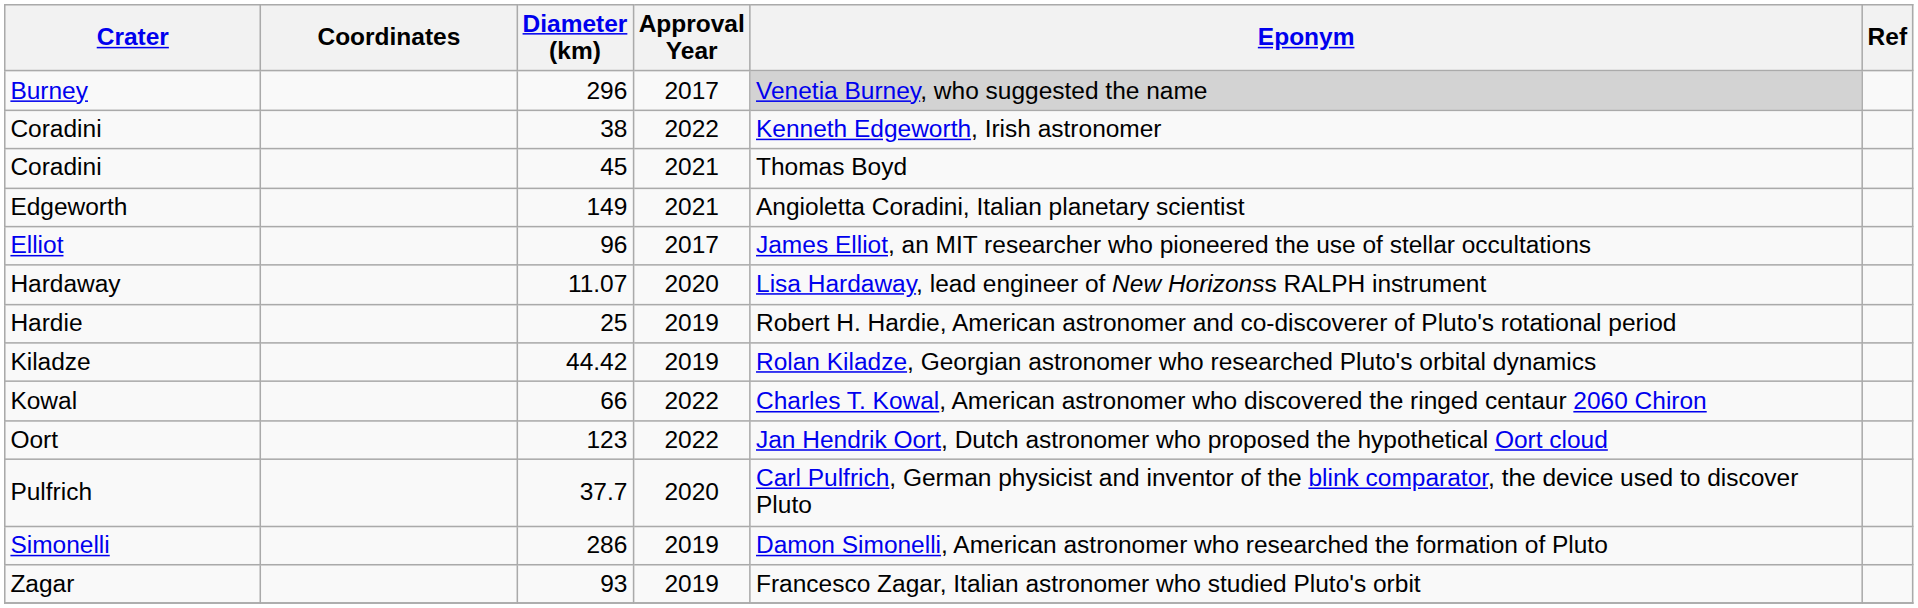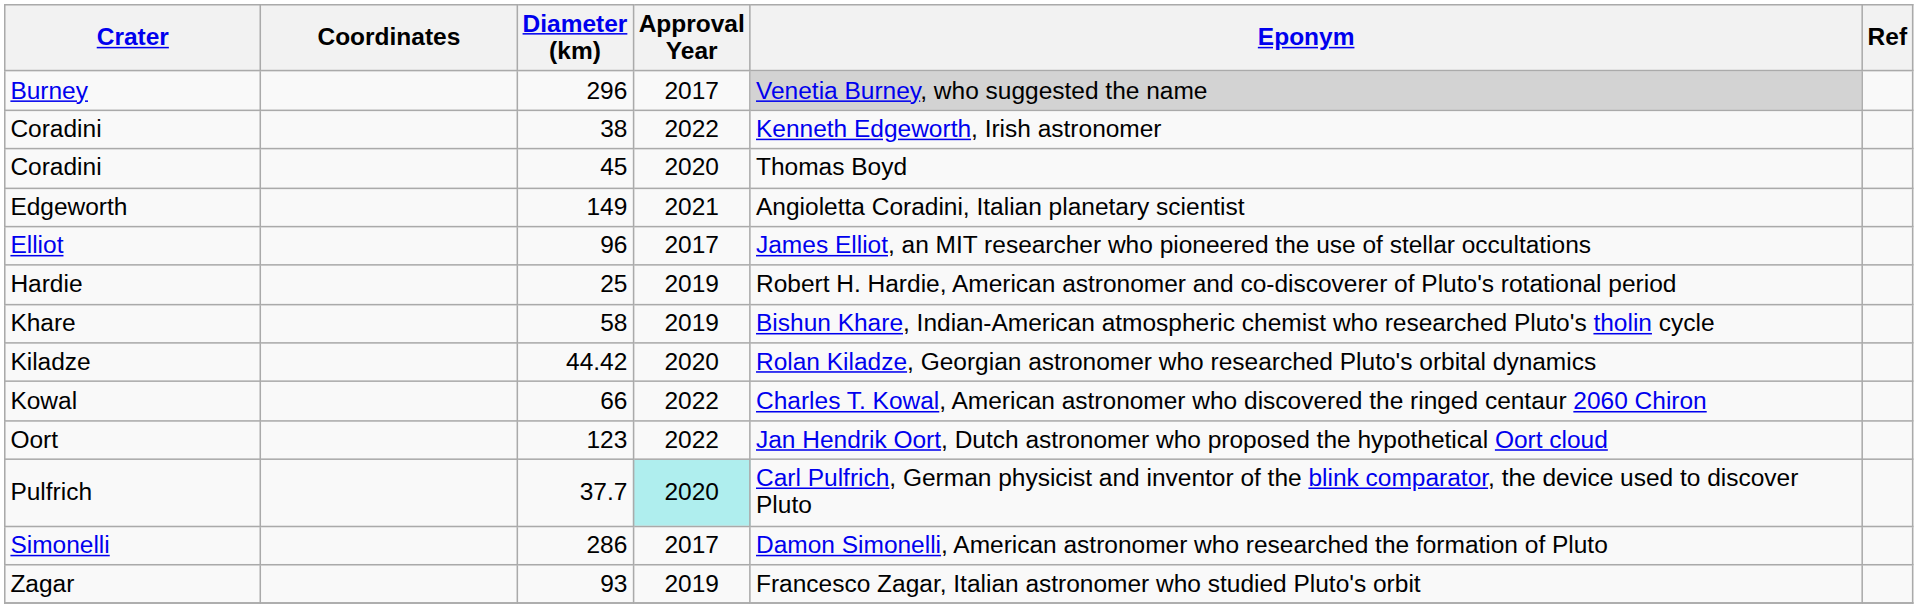(692, 167) 2021 -> (692, 167) 2020
- row: (66, 284)
+ row: (43, 323)
(692, 362) 2019 -> (692, 362) 2020
(692, 492) no background -> (692, 492) paleturquoise background
(692, 544) 2019 -> (692, 544) 2017
